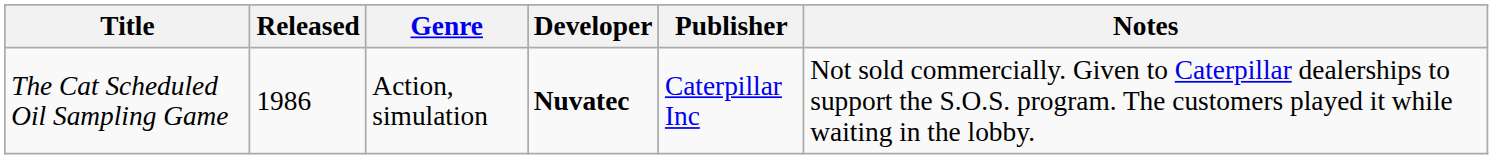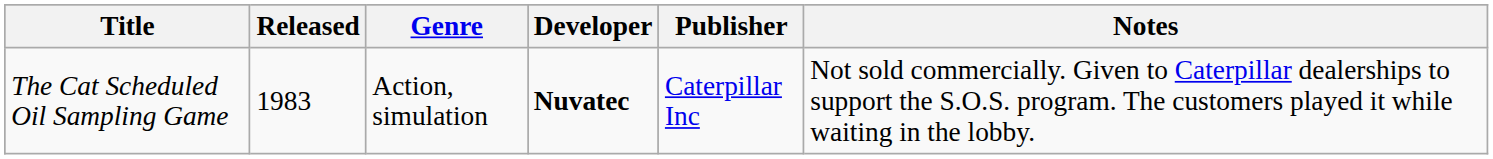(284, 100) 1986 -> (284, 100) 1983
